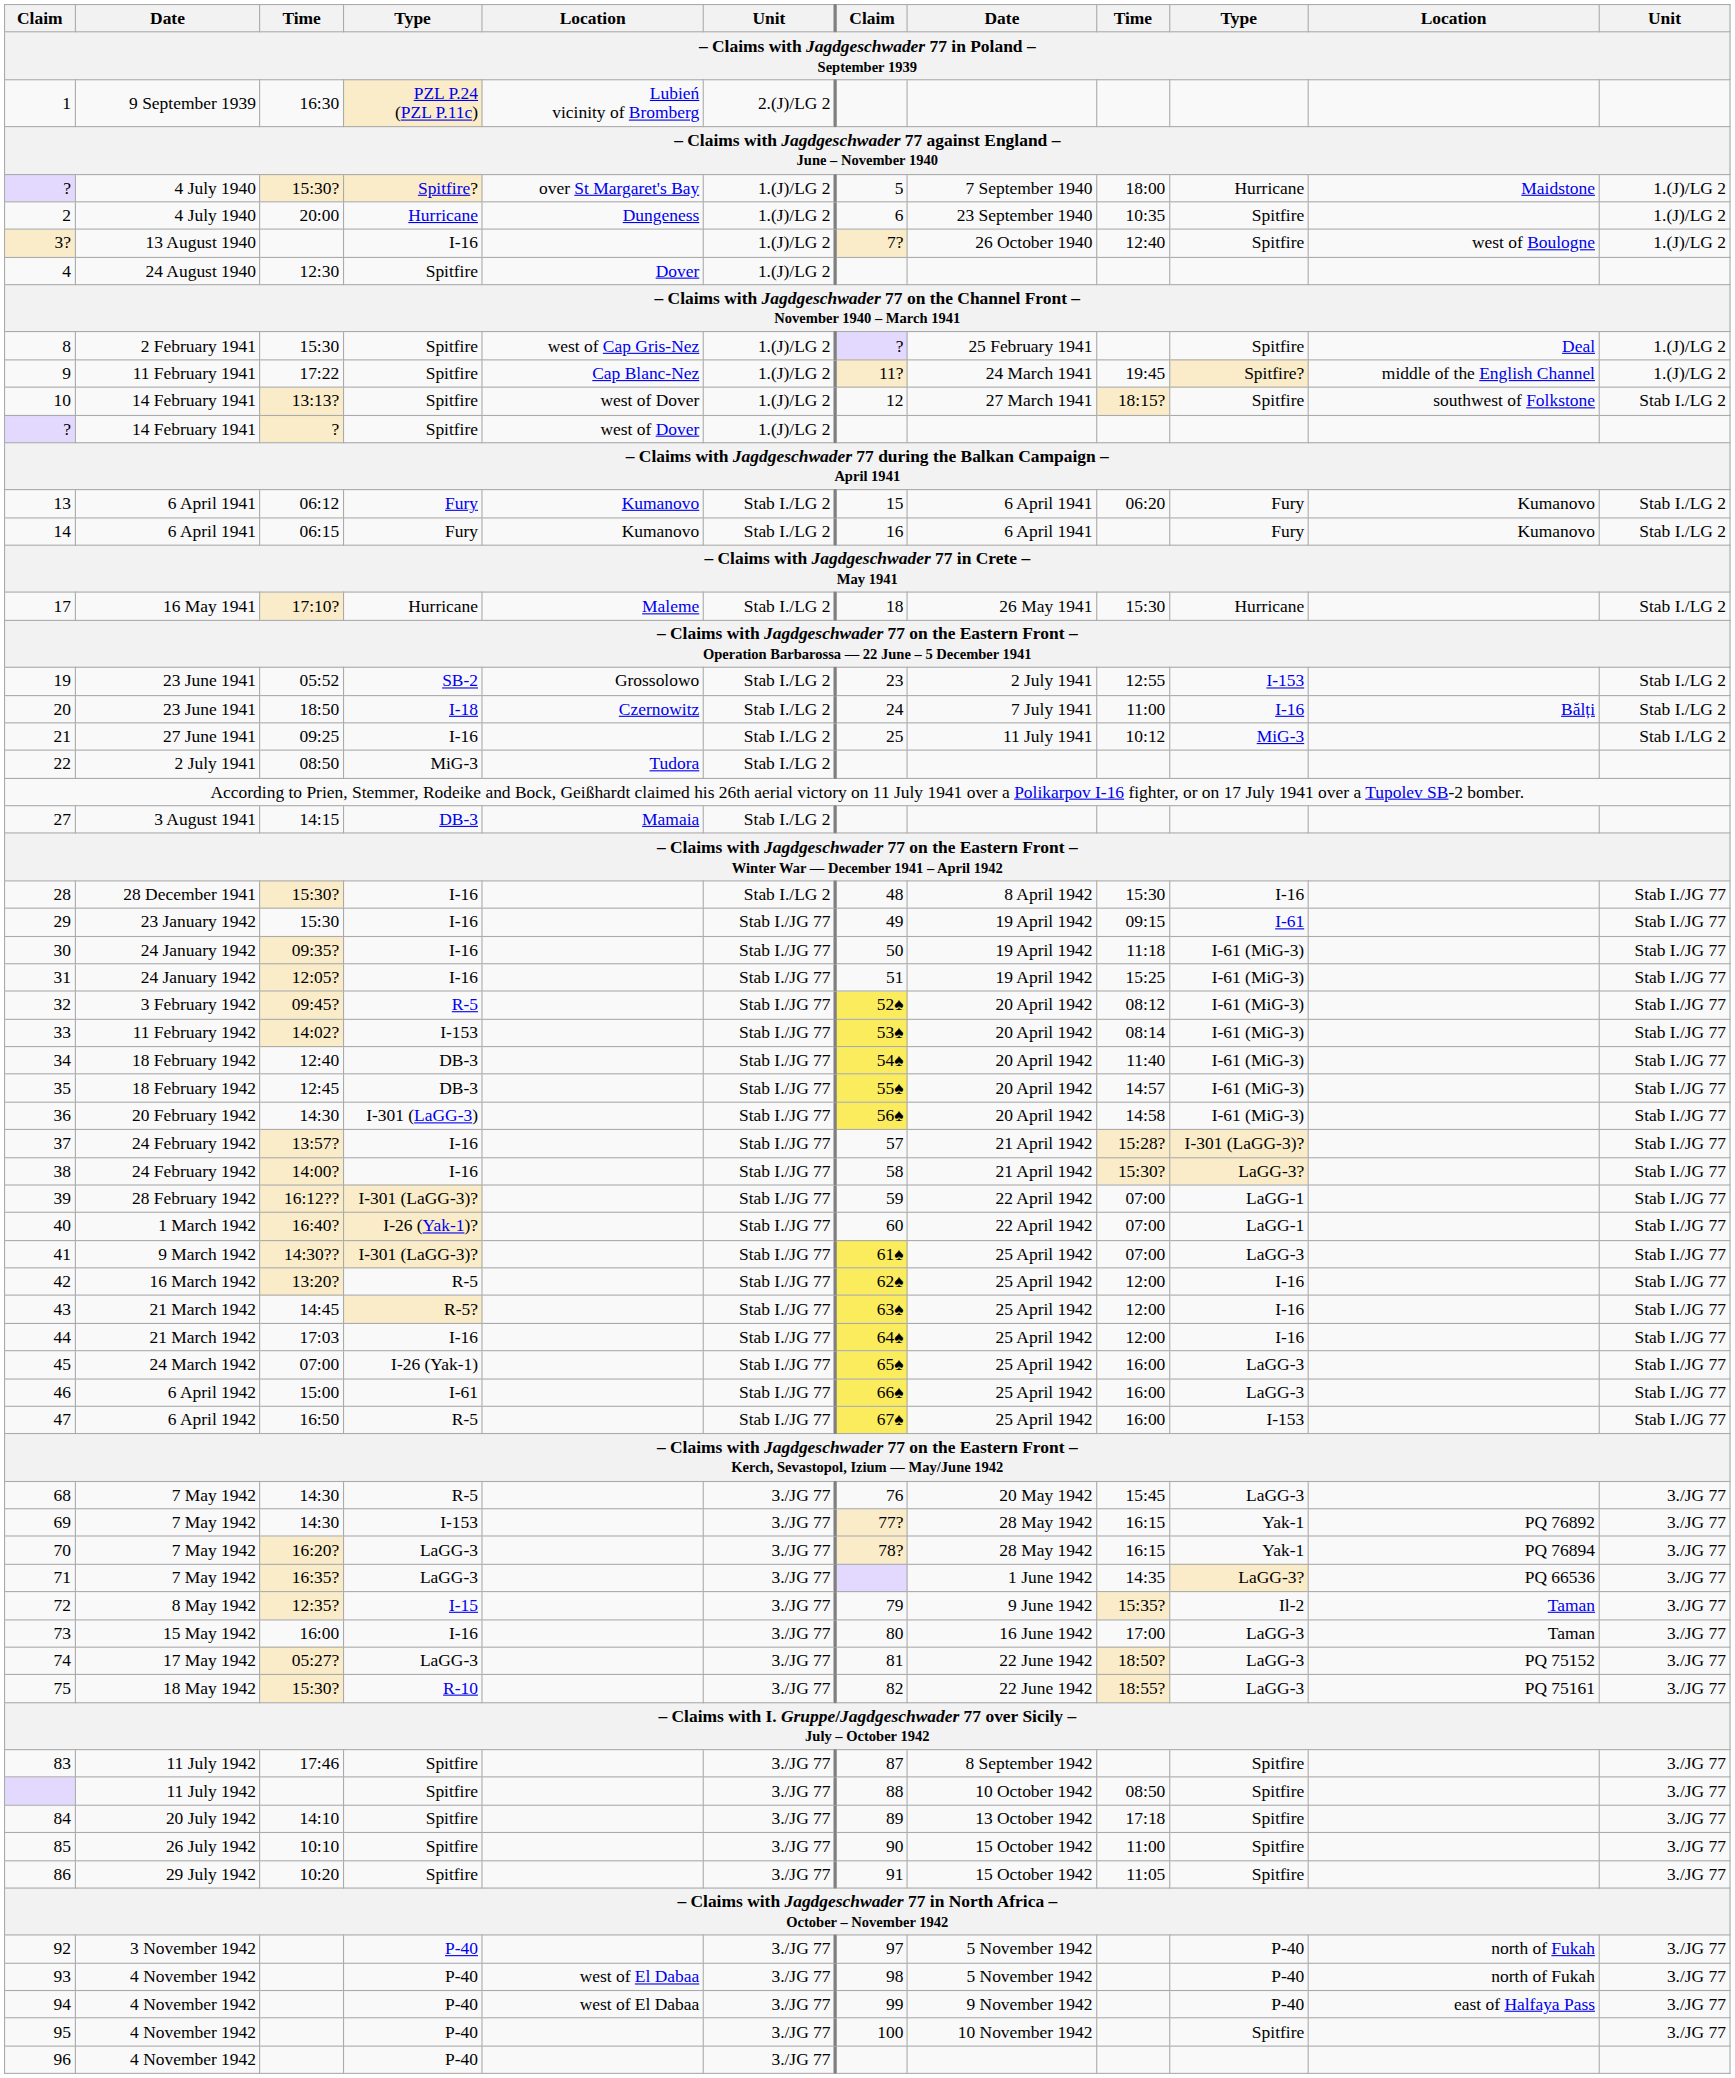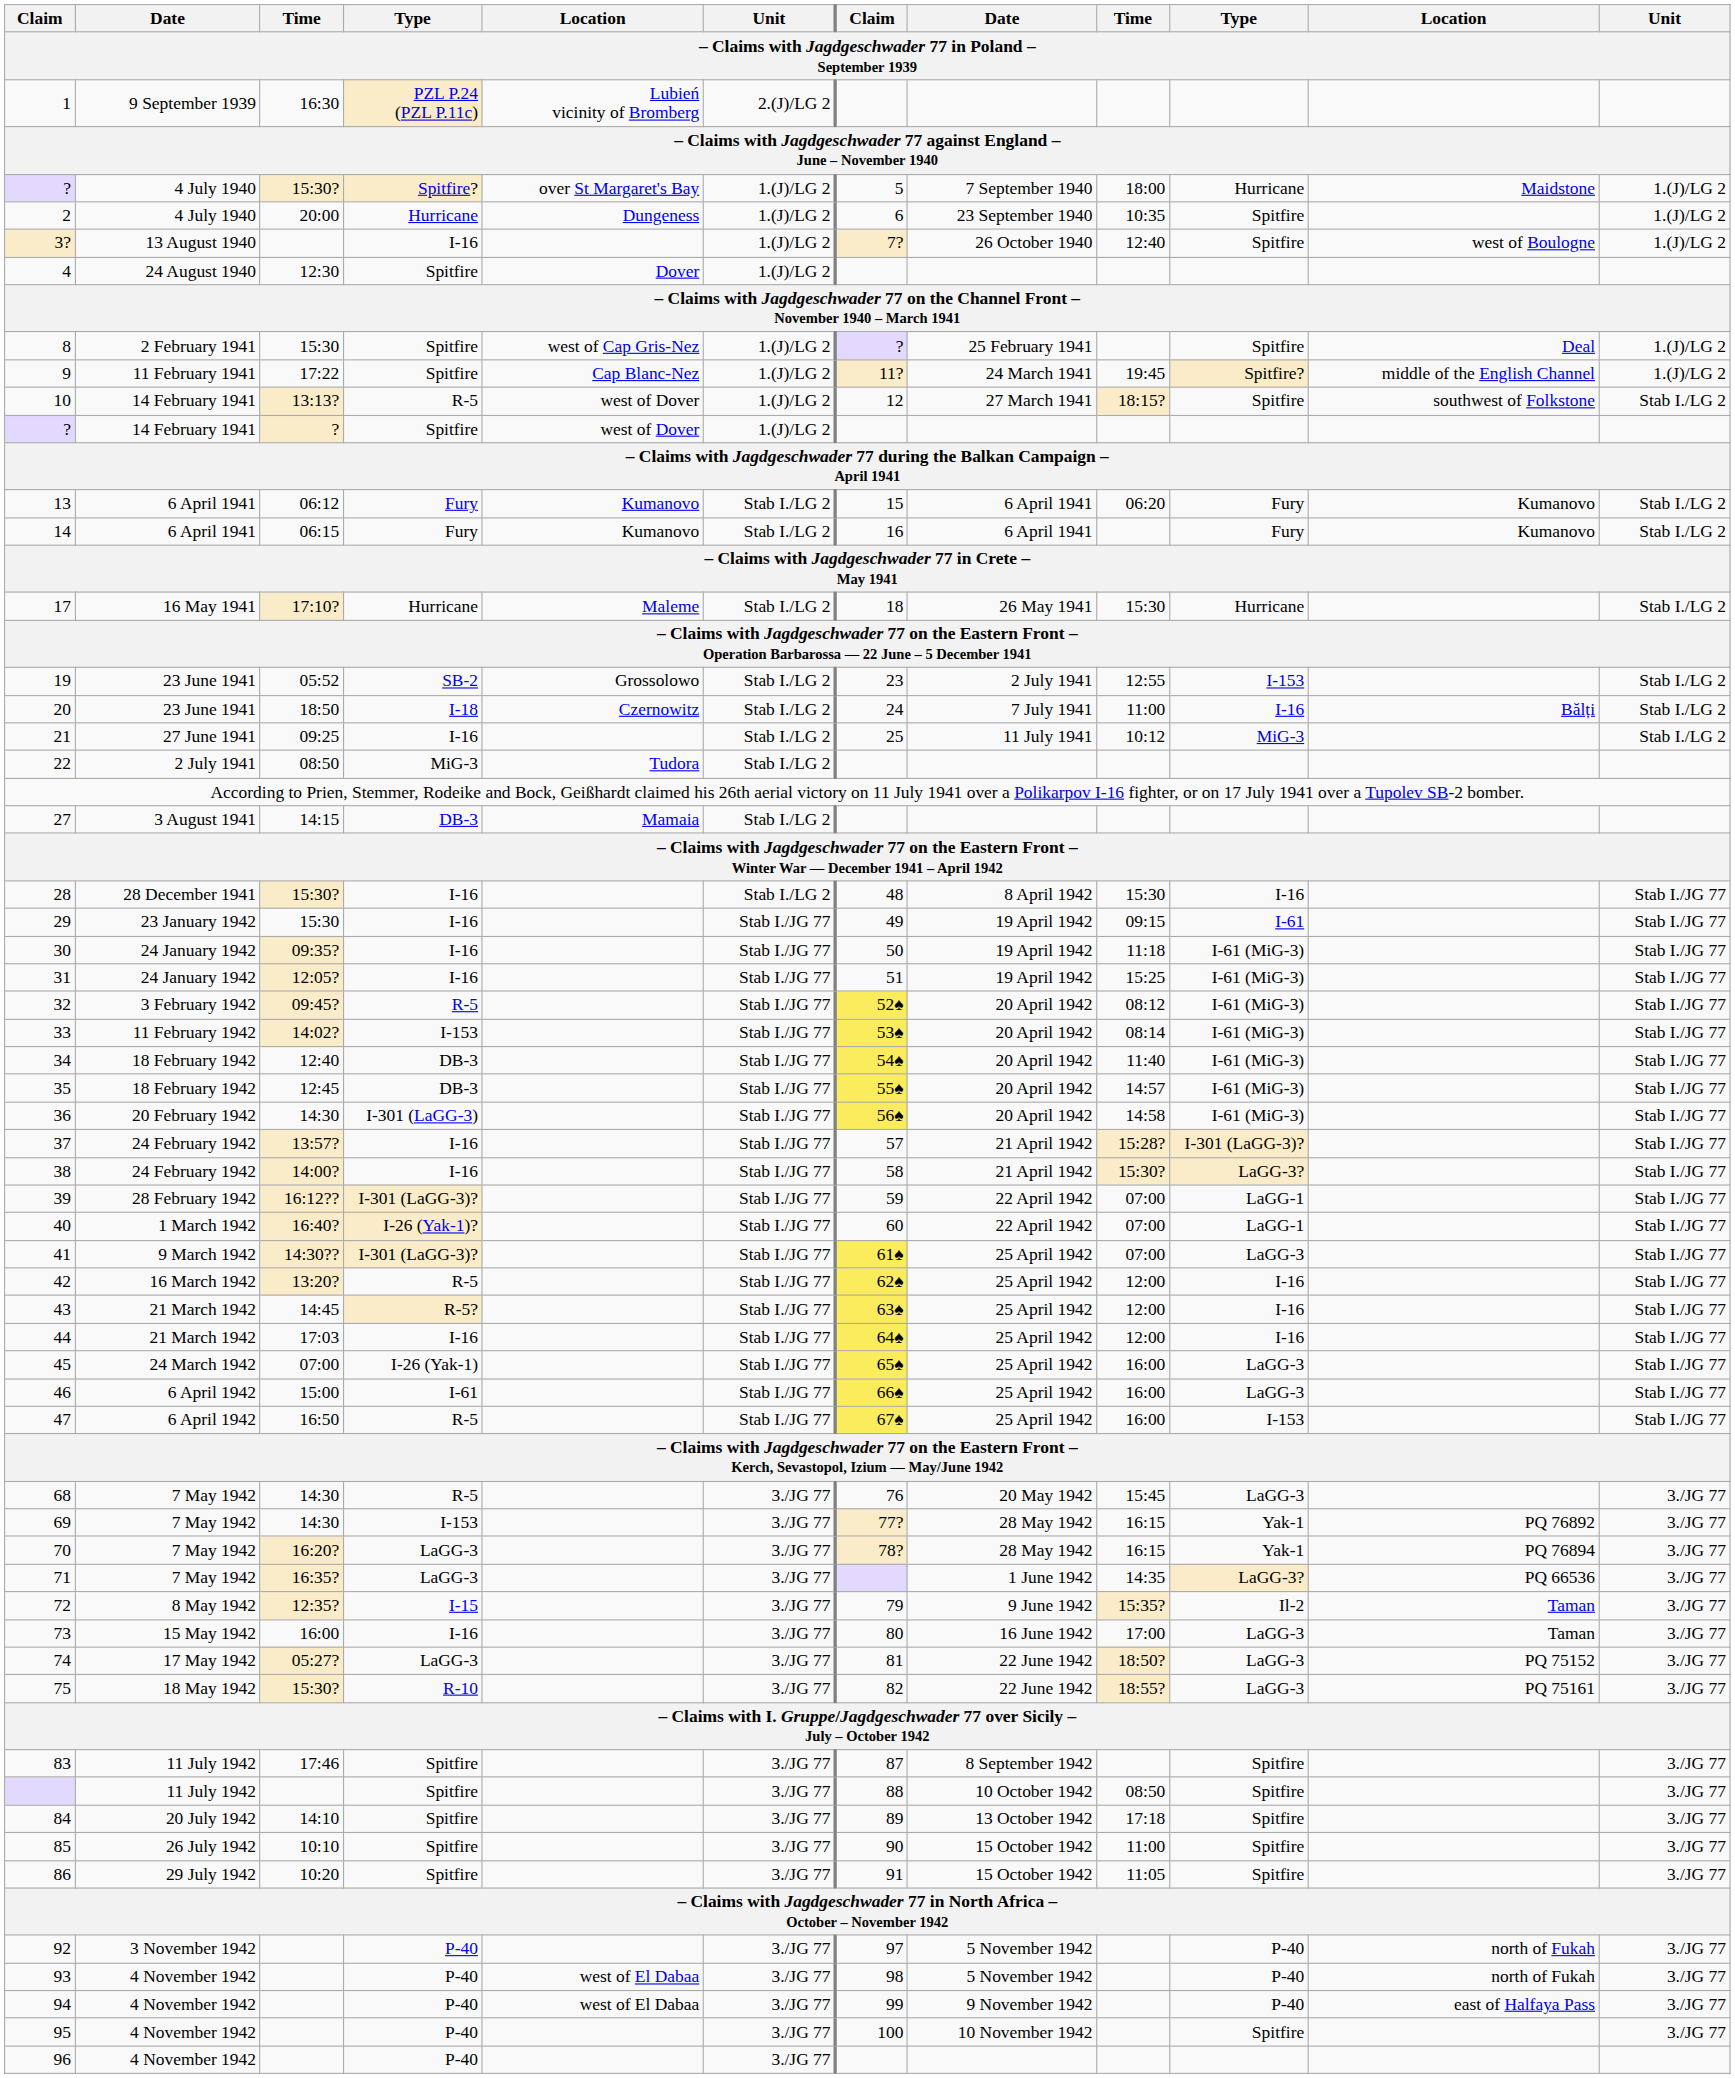(452, 401) Spitfire -> (465, 401) R-5
